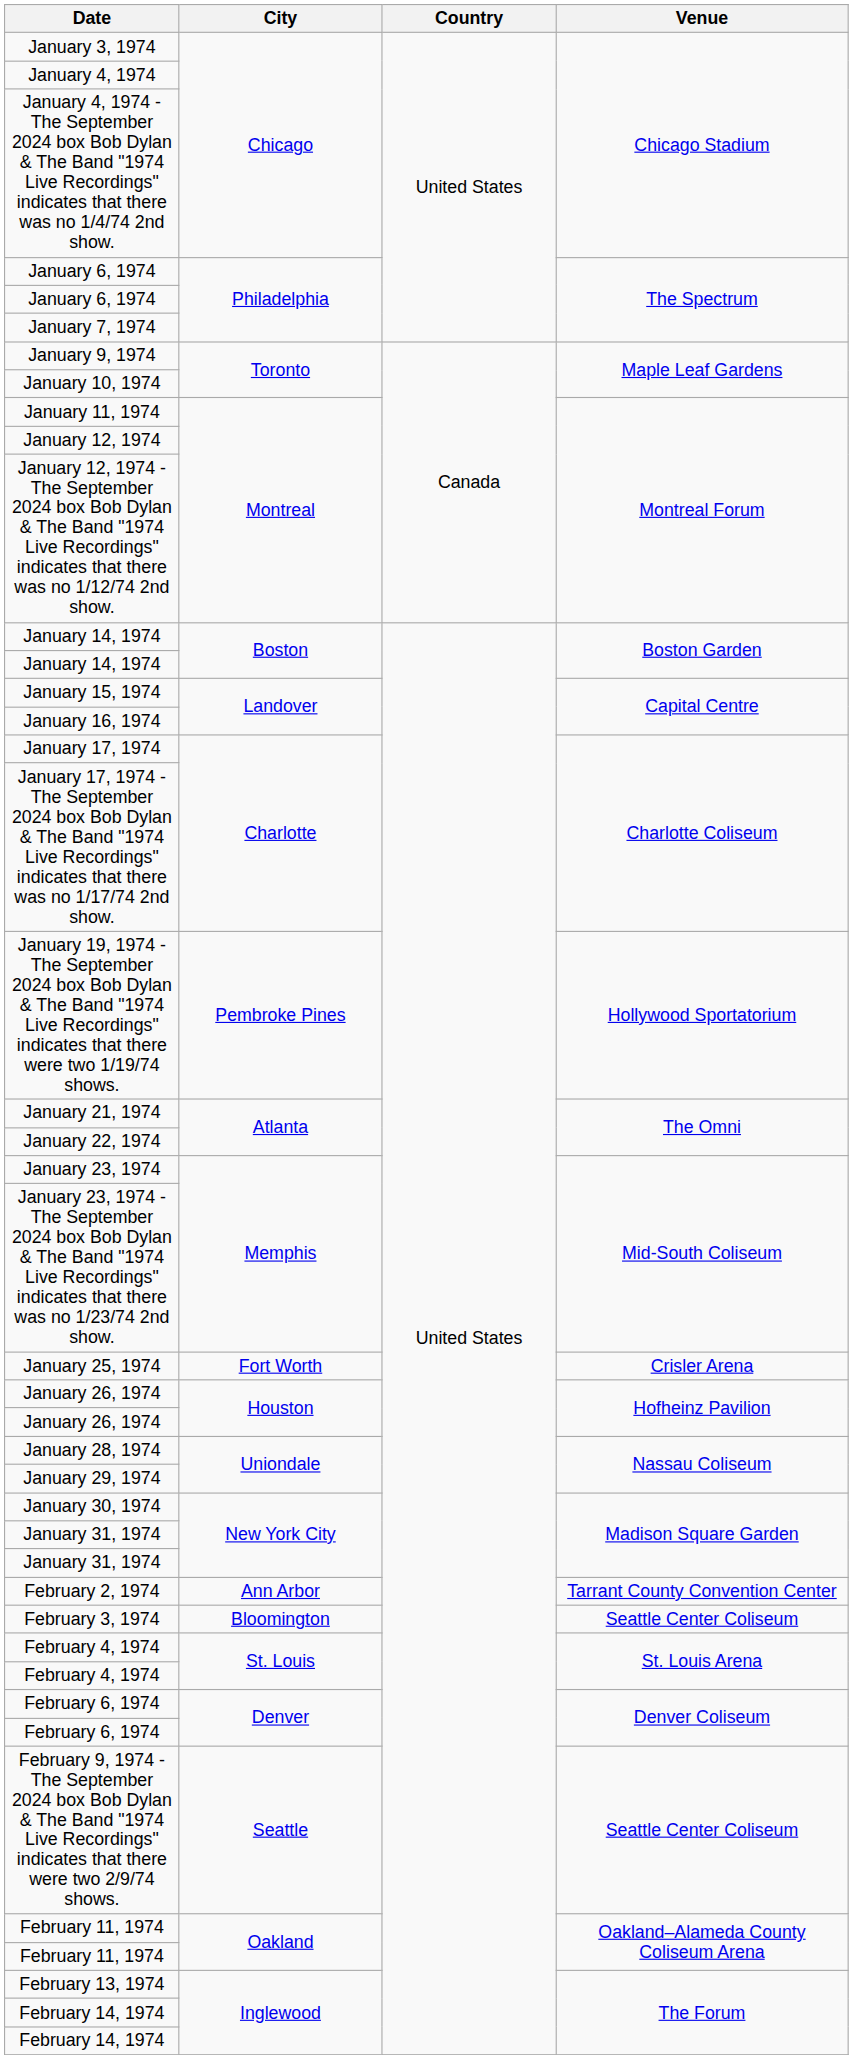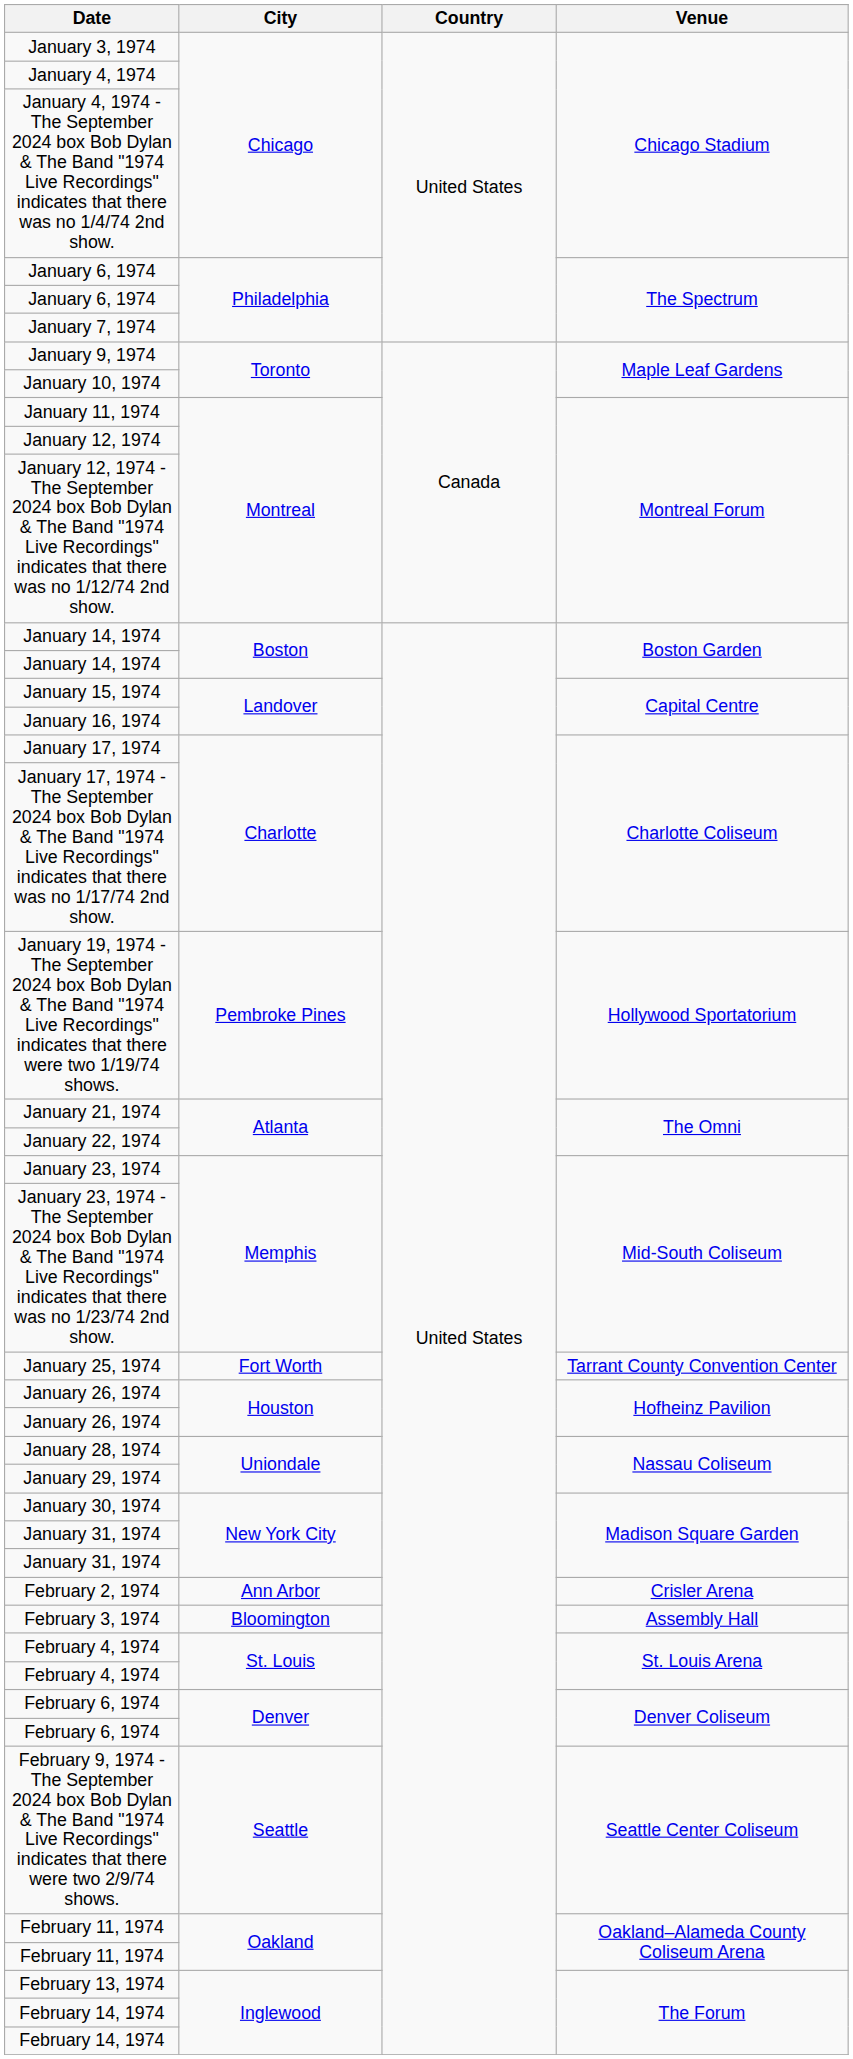(702, 1365) Crisler Arena -> (702, 1365) Tarrant County Convention Center
(702, 1591) Tarrant County Convention Center -> (702, 1591) Crisler Arena
(702, 1619) Seattle Center Coliseum -> (702, 1619) Assembly Hall
